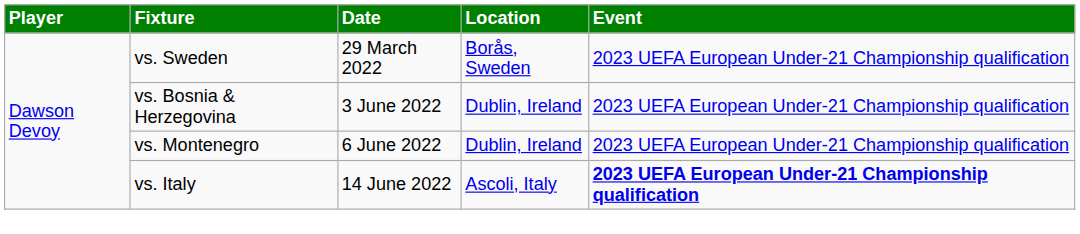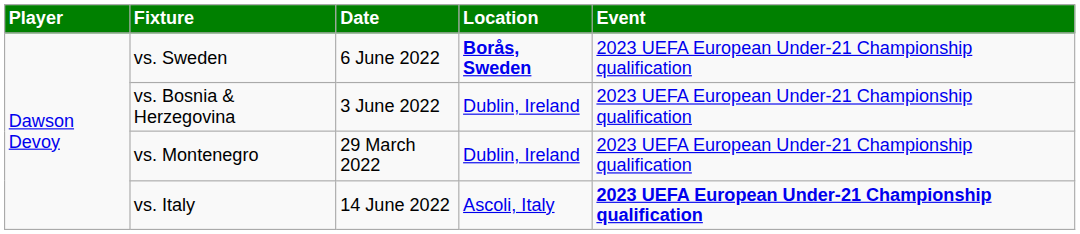(379, 57) 29 March 2022 -> (390, 57) 6 June 2022
(498, 57) normal -> (497, 57) bold
(391, 145) 6 June 2022 -> (378, 155) 29 March 2022
